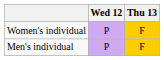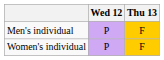rows swapped: (40, 47) <-> (46, 30)
